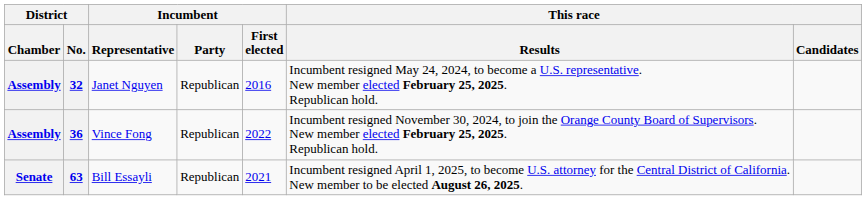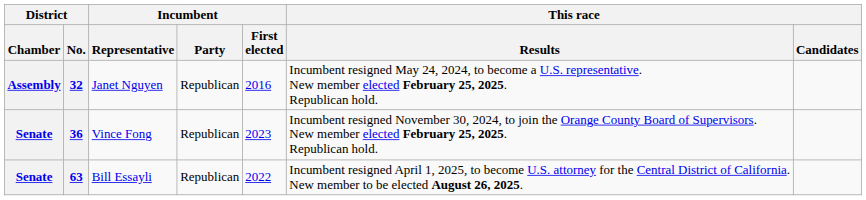(34, 134) Assembly -> (34, 134) Senate
(258, 134) 2022 -> (258, 134) 2023
(258, 177) 2021 -> (258, 177) 2022
